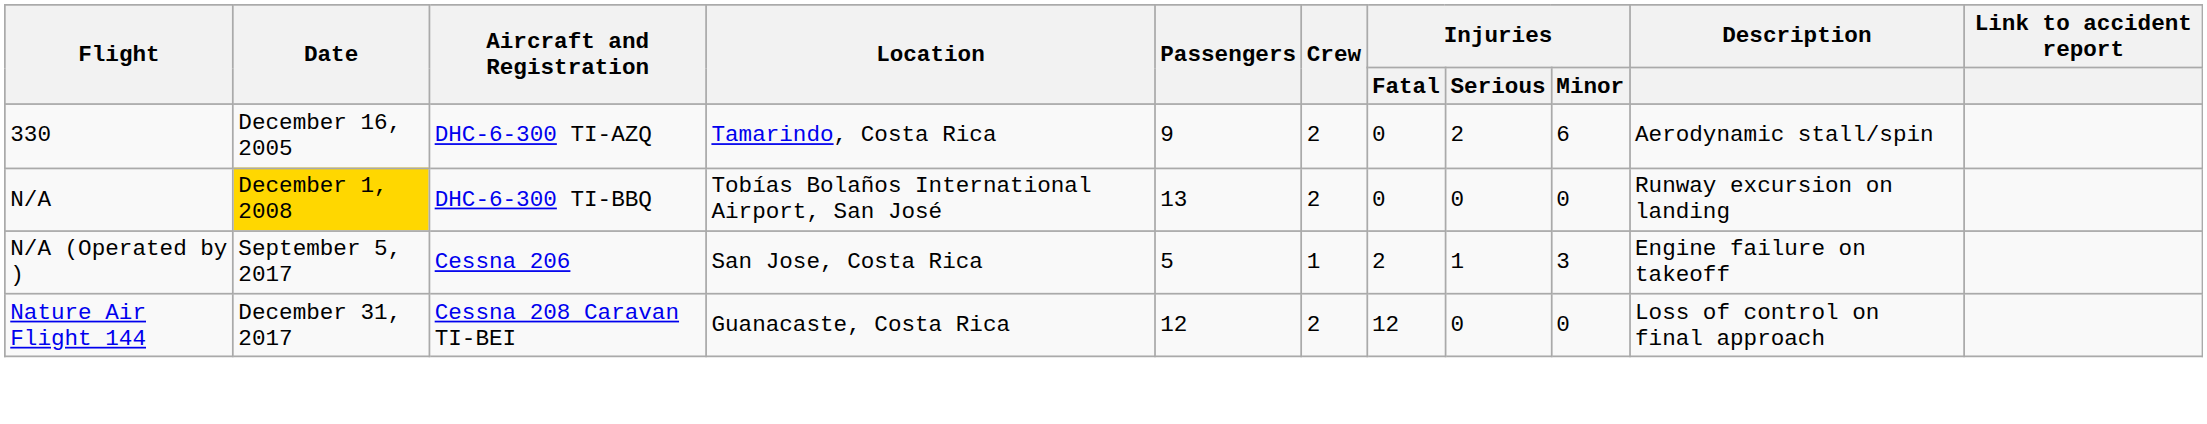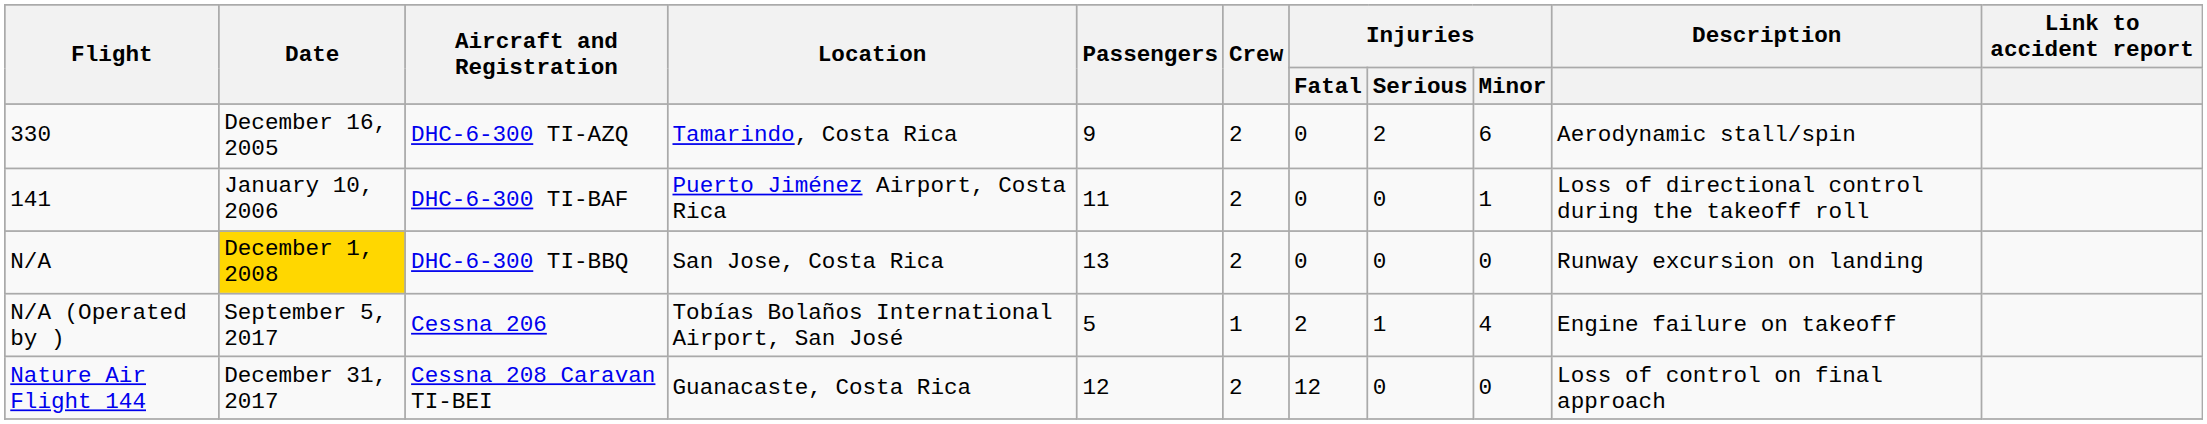+ row: (31, 199)
(901, 199) Tobías Bolaños International Airport, San José -> (808, 262) San Jose, Costa Rica
(847, 262) San Jose, Costa Rica -> (863, 325) Tobías Bolaños International Airport, San José
(1563, 262) 3 -> (1485, 325) 4
